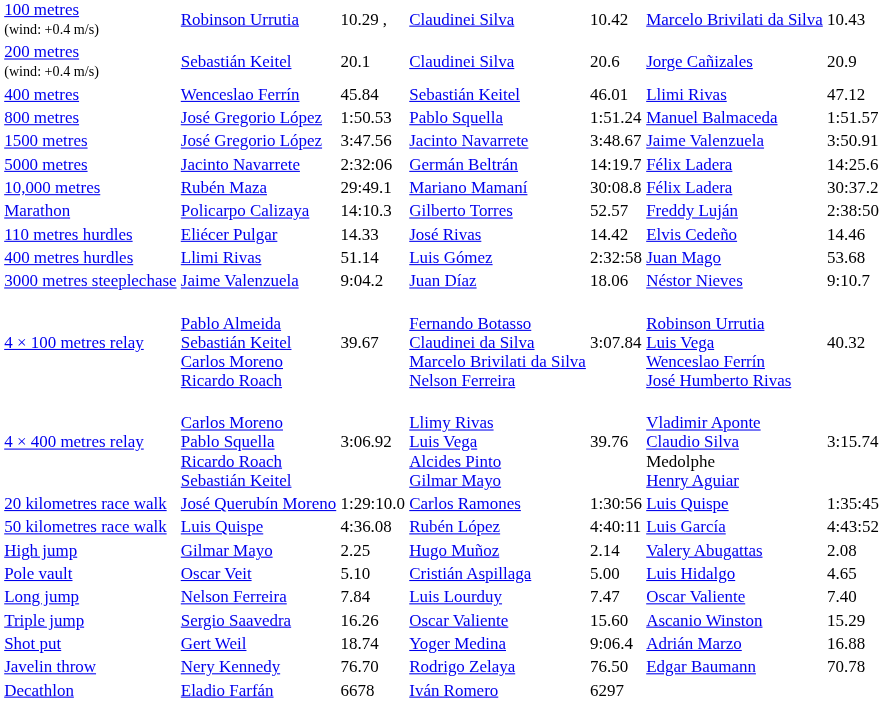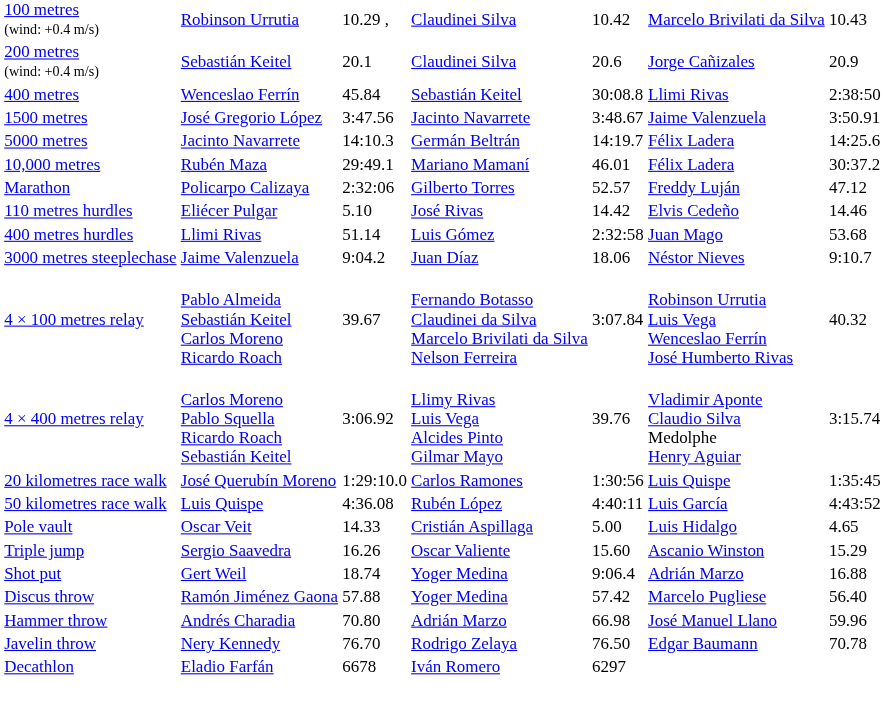(609, 94) 46.01 -> (618, 94) 30:08.8
(846, 94) 47.12 -> (855, 94) 2:38:50
- row: (42, 117)
(366, 164) 2:32:06 -> (368, 141) 14:10.3
(616, 187) 30:08.8 -> (611, 164) 46.01
(366, 211) 14:10.3 -> (368, 187) 2:32:06
(853, 211) 2:38:50 -> (848, 187) 47.12
(360, 234) 14.33 -> (357, 211) 5.10
- row: (41, 550)
(355, 573) 5.10 -> (361, 526) 14.33
- row: (42, 596)
+ row: (49, 596)
+ row: (56, 620)
